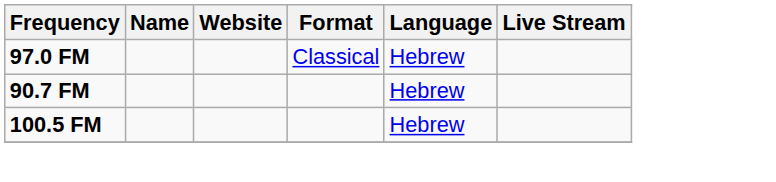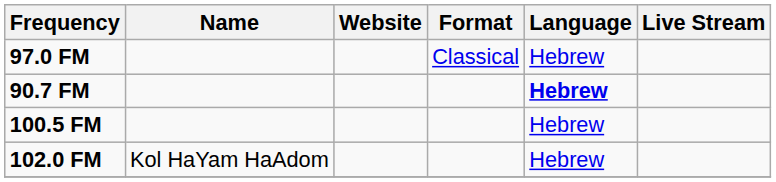(427, 91) normal -> (569, 91) bold
+ row: (56, 160)
